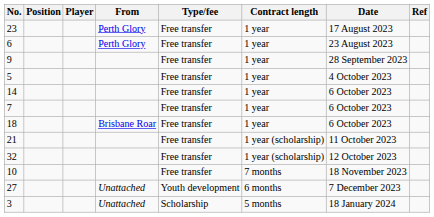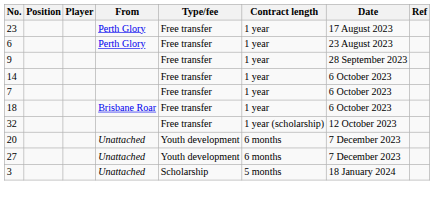- row: (9, 76)
- row: (12, 140)
- row: (12, 172)
+ row: (12, 140)
